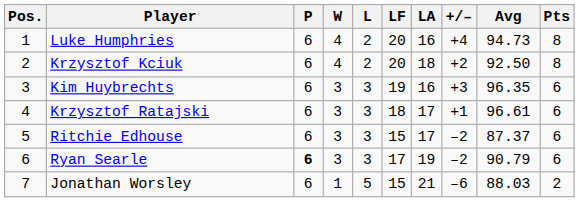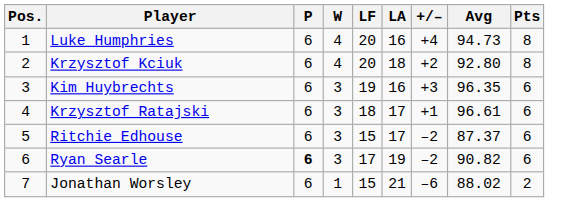- column: (367, 17)
(508, 64) 92.50 -> (479, 64) 92.80
(508, 160) 90.79 -> (479, 160) 90.82
(508, 184) 88.03 -> (479, 184) 88.02
